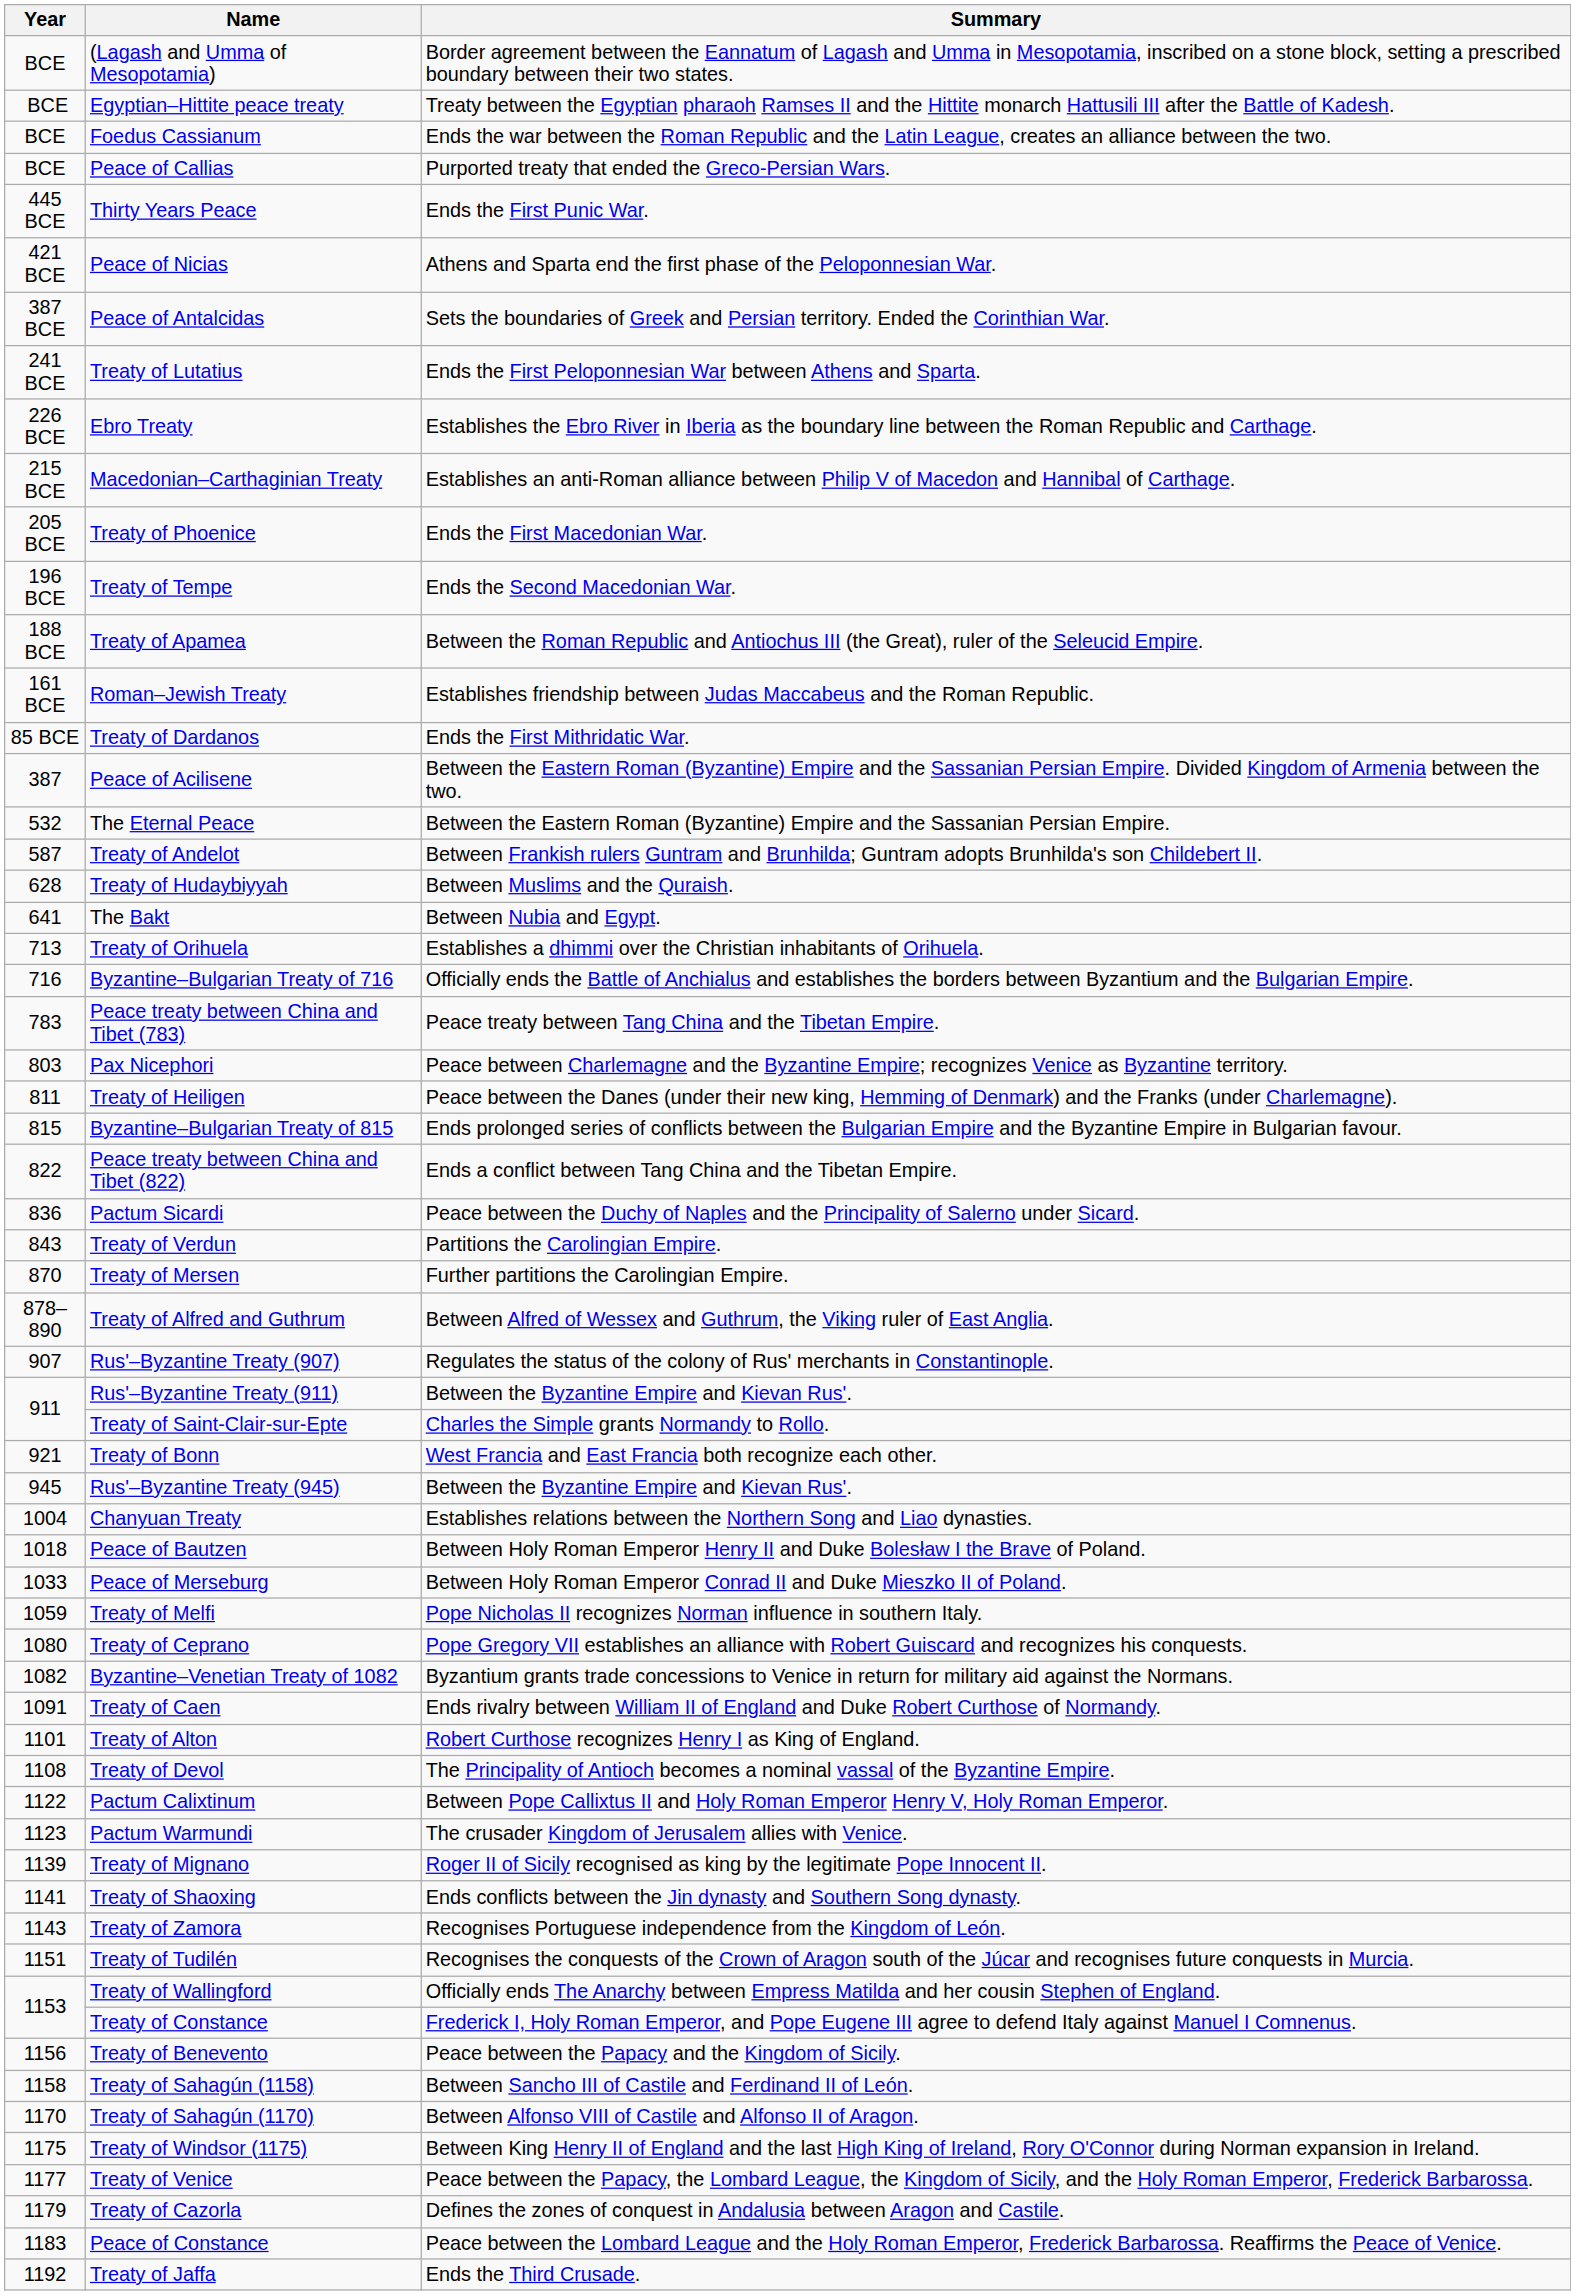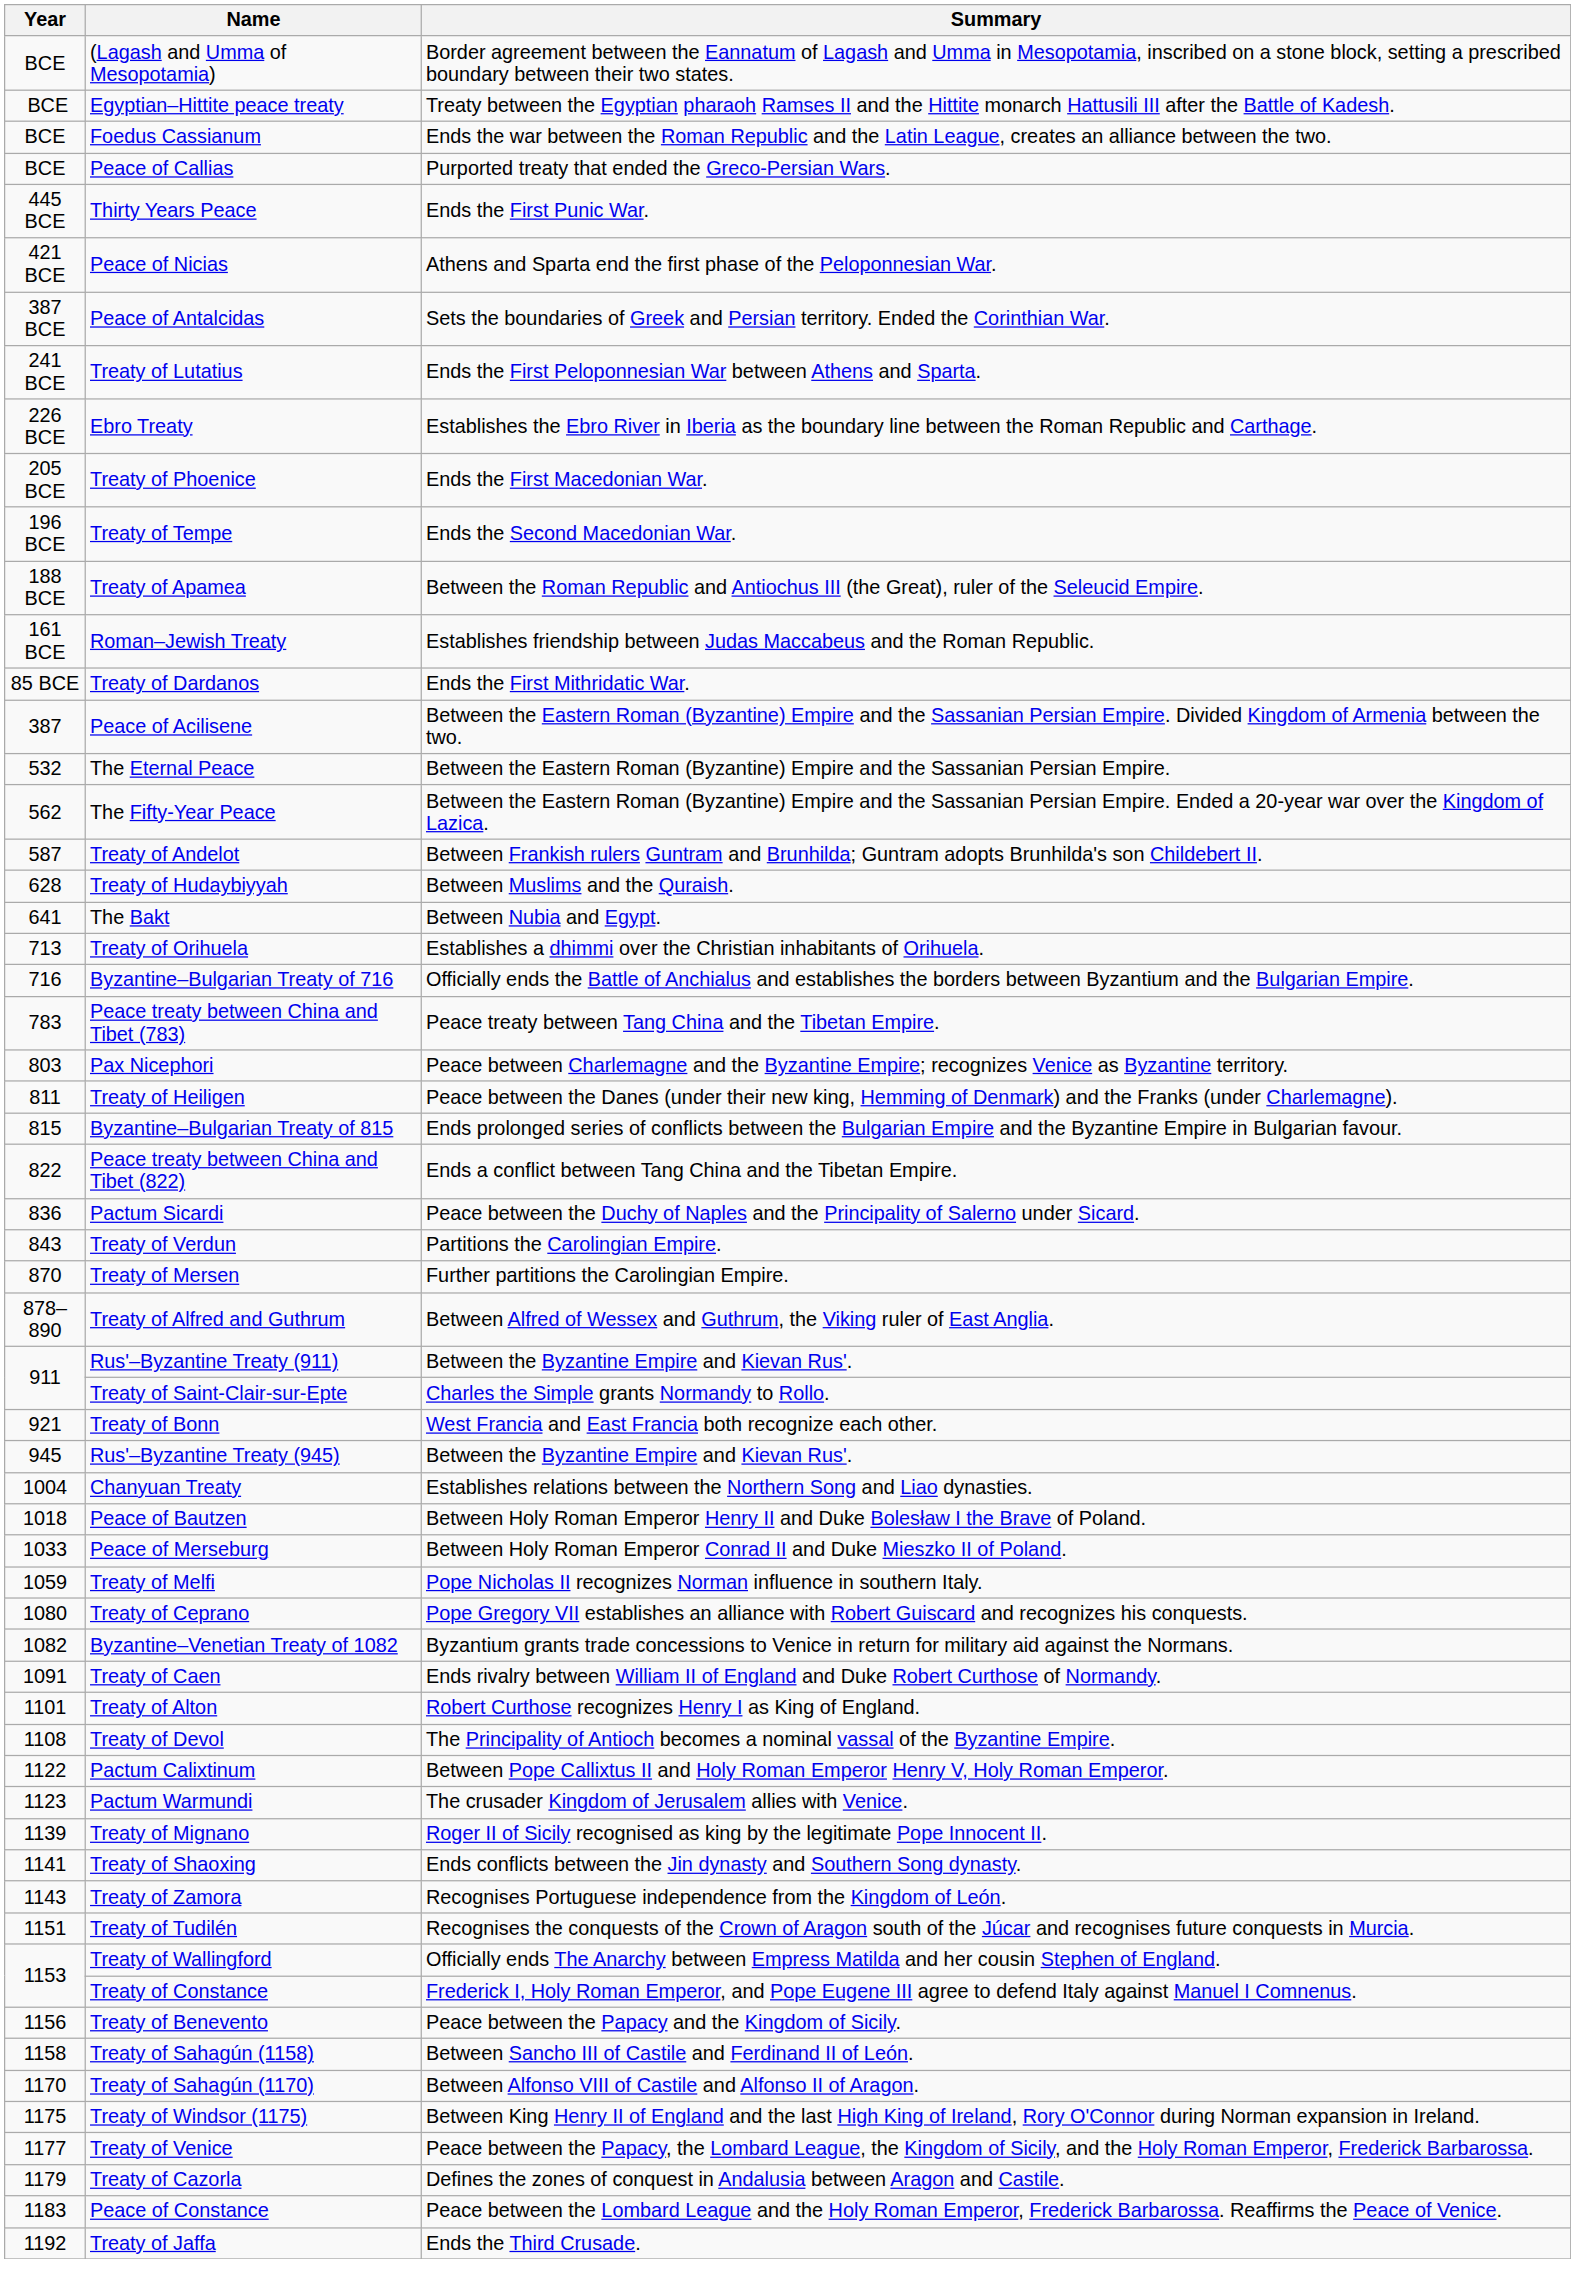- row: (236, 479)
+ row: (183, 811)
- row: (215, 1361)
